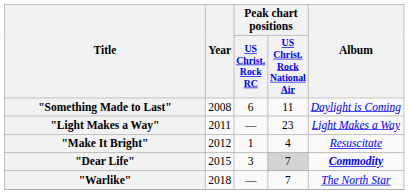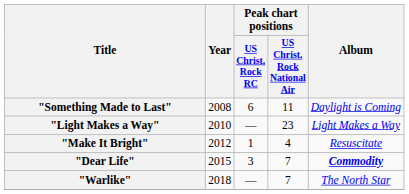(220, 125) 2011 -> (220, 125) 2010
(288, 161) lightgrey background -> (288, 161) no background
